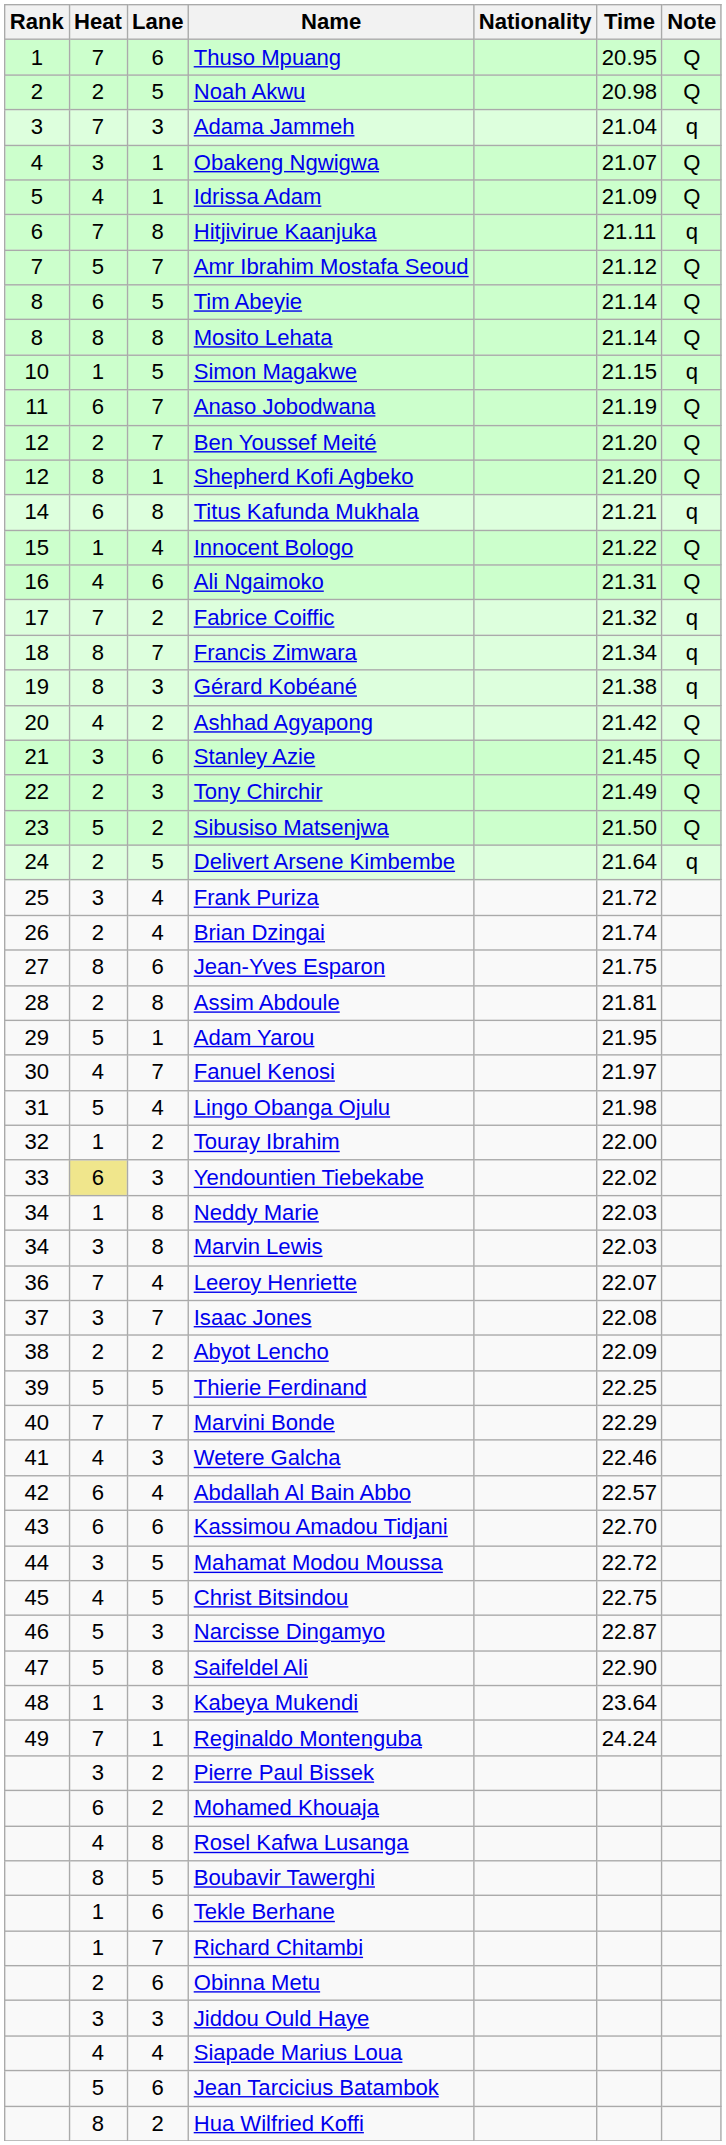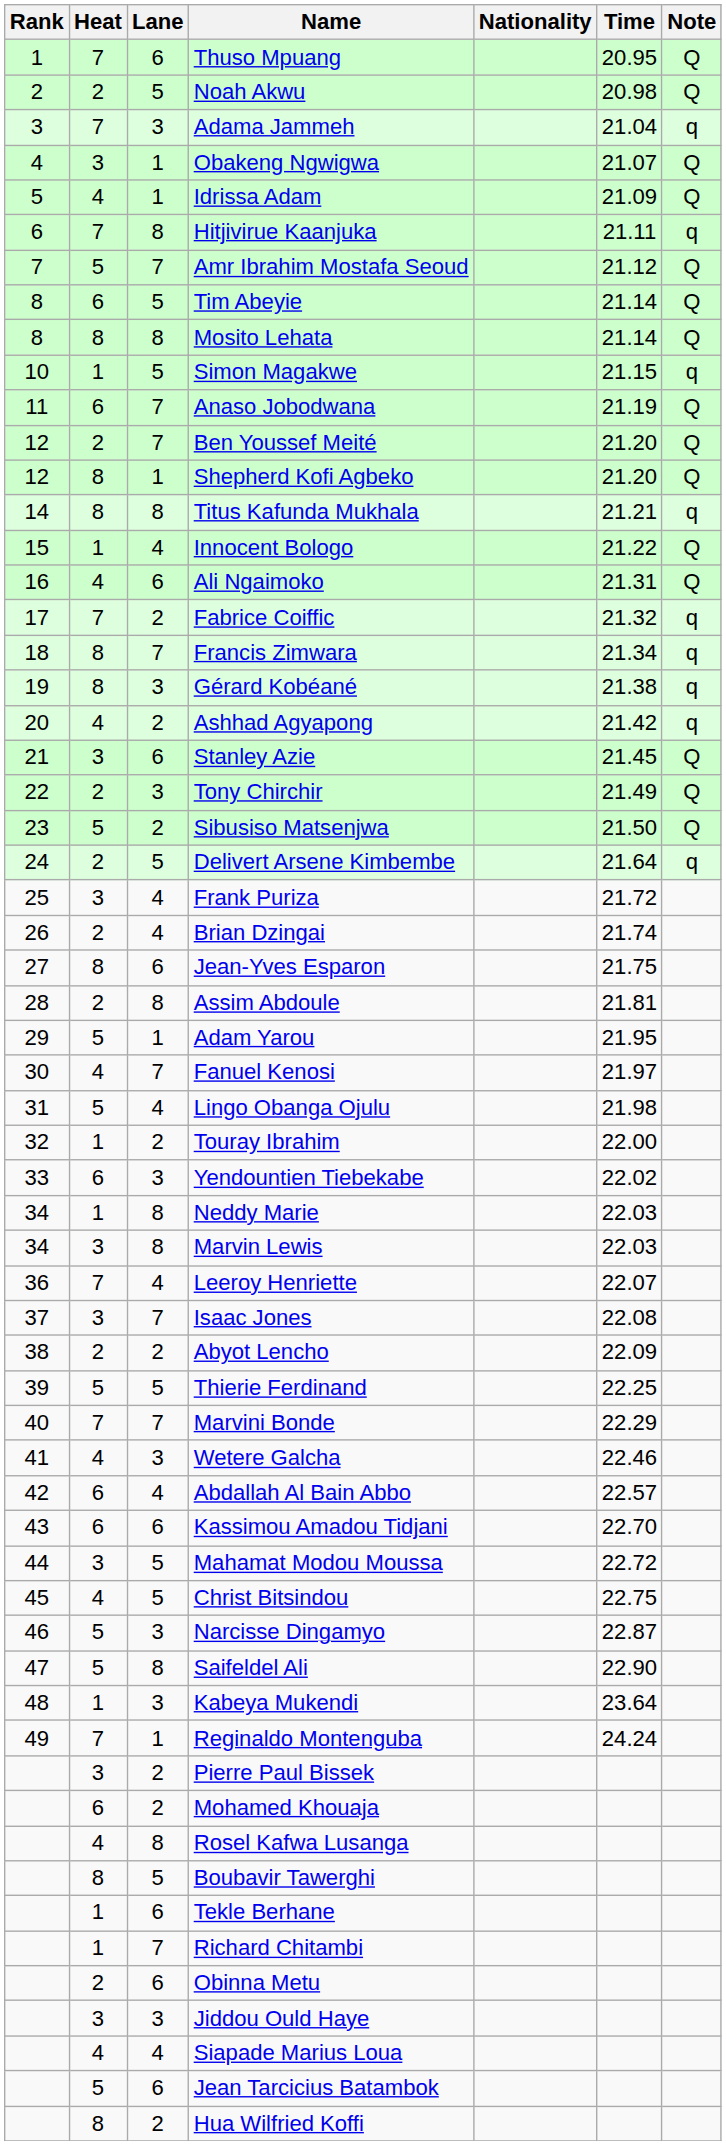(98, 512) 6 -> (98, 512) 8
(692, 722) Q -> (692, 722) q
(98, 1177) khaki background -> (98, 1177) no background
